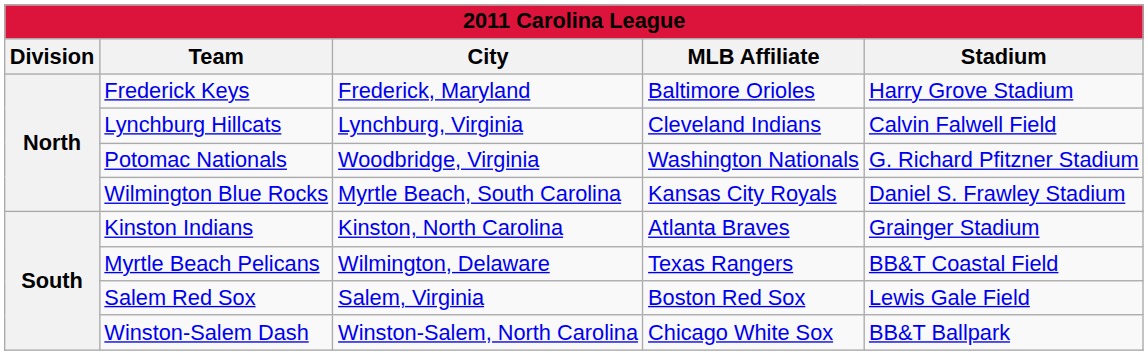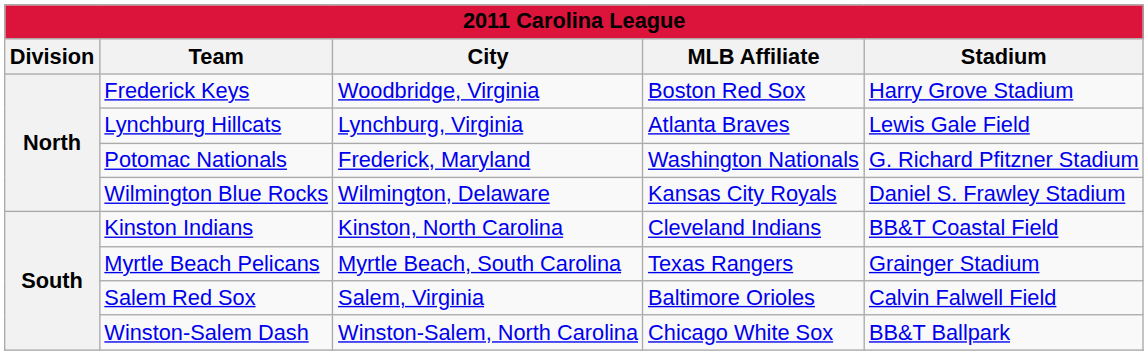(434, 90) Frederick, Maryland -> (439, 90) Woodbridge, Virginia
(732, 90) Baltimore Orioles -> (727, 90) Boston Red Sox
(735, 125) Cleveland Indians -> (719, 125) Atlanta Braves
(963, 125) Calvin Falwell Field -> (949, 125) Lewis Gale Field
(439, 159) Woodbridge, Virginia -> (434, 159) Frederick, Maryland
(480, 194) Myrtle Beach, South Carolina -> (444, 194) Wilmington, Delaware
(719, 228) Atlanta Braves -> (735, 228) Cleveland Indians
(954, 228) Grainger Stadium -> (964, 228) BB&T Coastal Field
(444, 263) Wilmington, Delaware -> (480, 263) Myrtle Beach, South Carolina
(964, 263) BB&T Coastal Field -> (954, 263) Grainger Stadium
(727, 297) Boston Red Sox -> (732, 297) Baltimore Orioles
(949, 297) Lewis Gale Field -> (963, 297) Calvin Falwell Field
